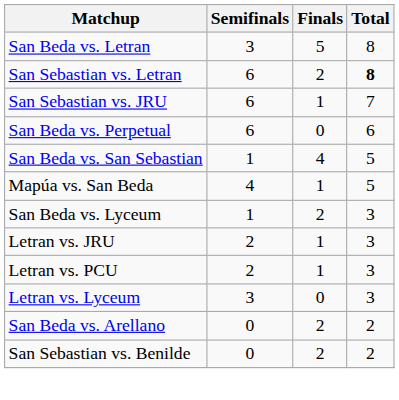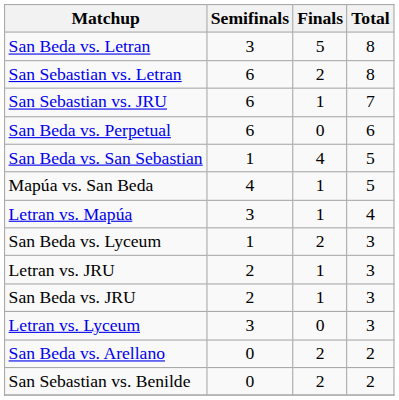(370, 74) bold -> (370, 74) normal
+ row: (70, 213)
- row: (63, 269)
+ row: (72, 297)
